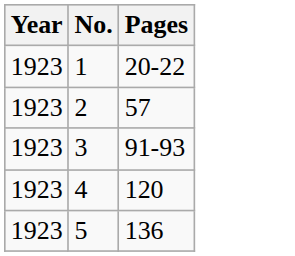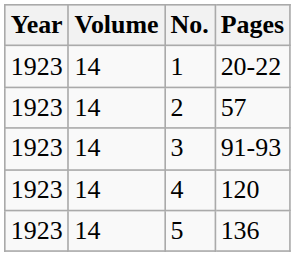+ column: (117, 25)
